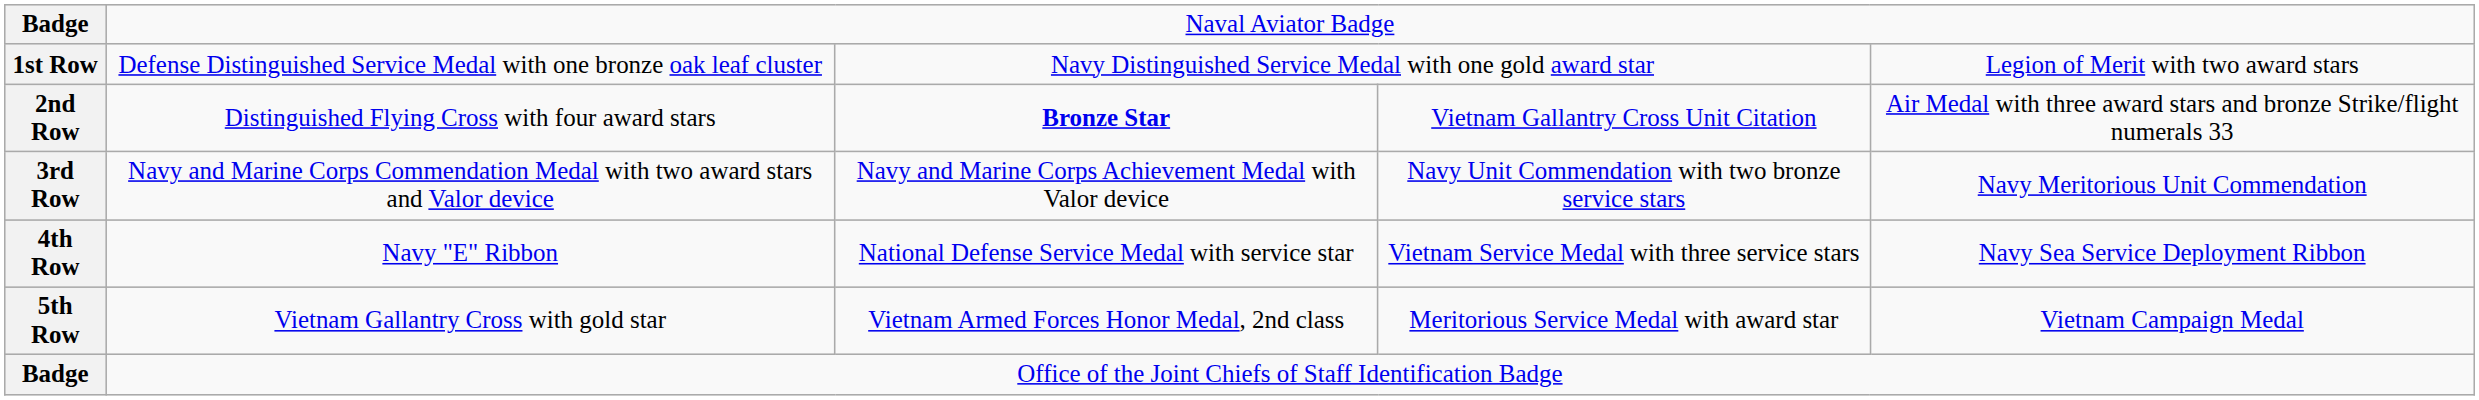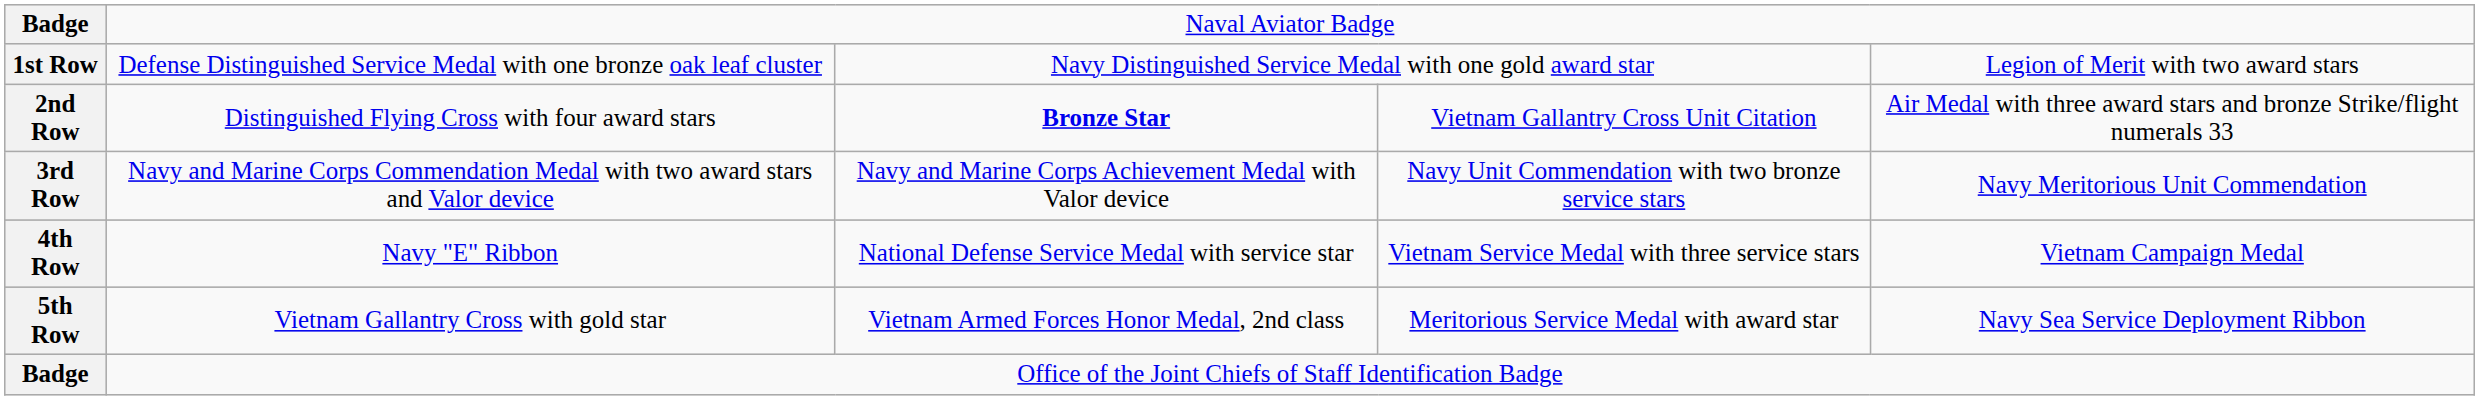(2172, 252) Navy Sea Service Deployment Ribbon -> (2172, 252) Vietnam Campaign Medal
(2172, 320) Vietnam Campaign Medal -> (2172, 320) Navy Sea Service Deployment Ribbon
